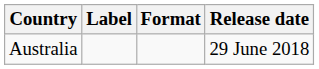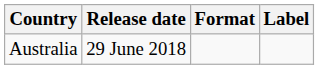columns swapped: (259, 19) <-> (109, 19)
